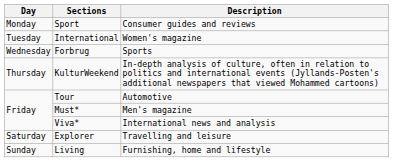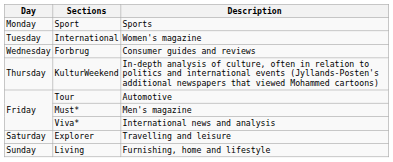(189, 24) Consumer guides and reviews -> (137, 24) Sports
(137, 51) Sports -> (189, 51) Consumer guides and reviews
